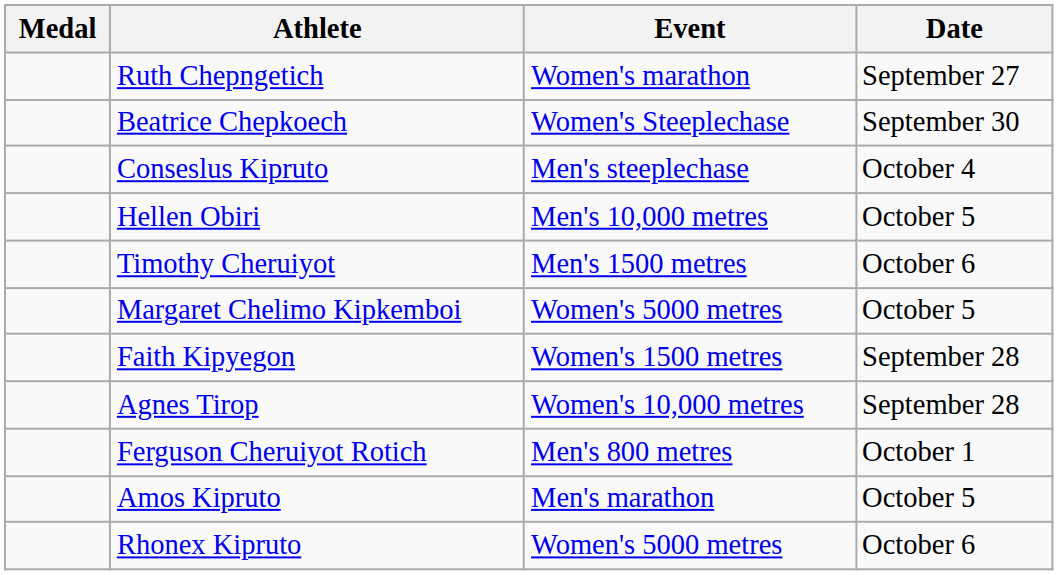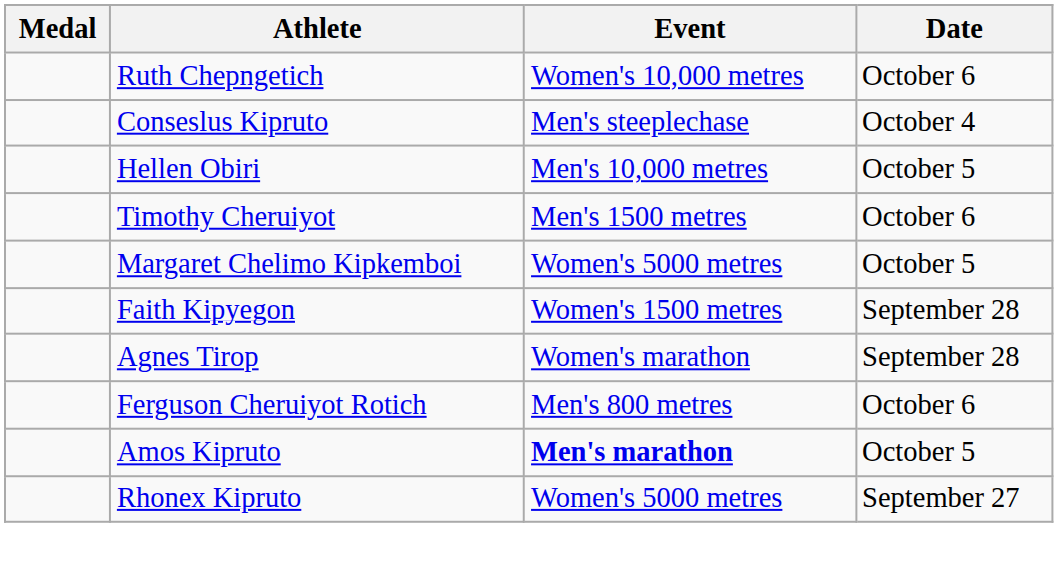(640, 75) Women's marathon -> (667, 75) Women's 10,000 metres
(941, 75) September 27 -> (919, 75) October 6
- row: (232, 122)
(667, 404) Women's 10,000 metres -> (640, 357) Women's marathon
(919, 451) October 1 -> (919, 404) October 6
(623, 498) normal -> (632, 451) bold
(919, 545) October 6 -> (941, 498) September 27
